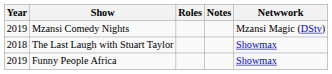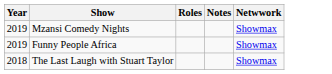(281, 28) Mzansi Magic (DStv) -> (256, 28) Showmax
rows swapped: (103, 45) <-> (74, 61)
